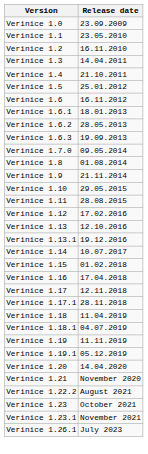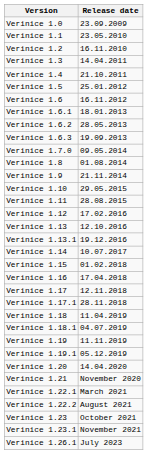+ row: (41, 392)
